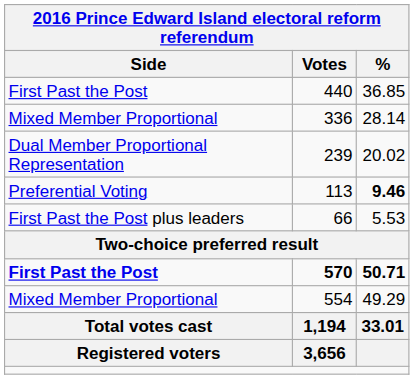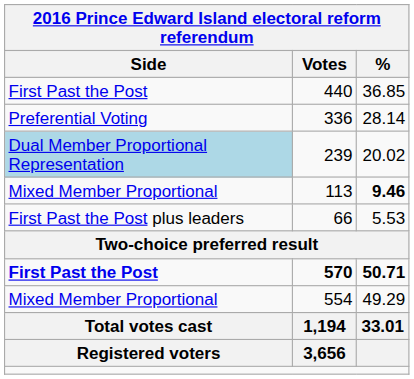(113, 118) Mixed Member Proportional -> (78, 118) Preferential Voting
(108, 155) no background -> (108, 155) lightblue background
(78, 191) Preferential Voting -> (113, 191) Mixed Member Proportional
